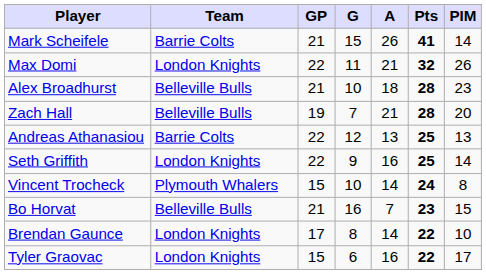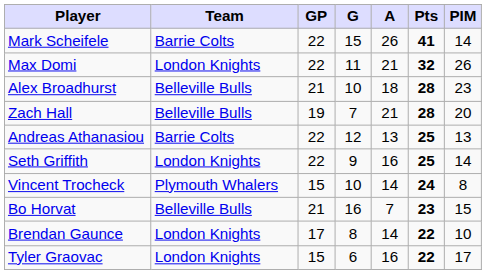(316, 40) 21 -> (316, 40) 22
